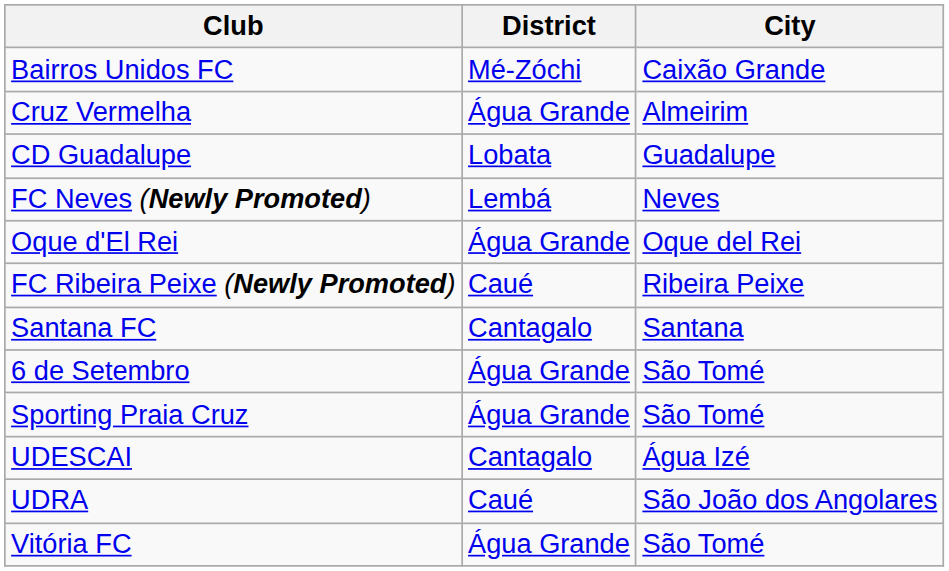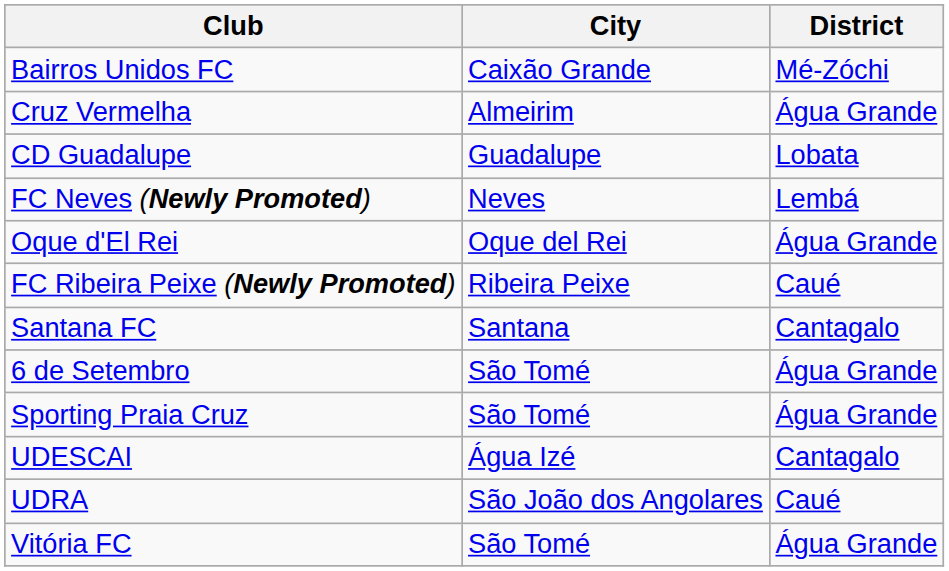columns swapped: (790, 26) <-> (549, 26)
